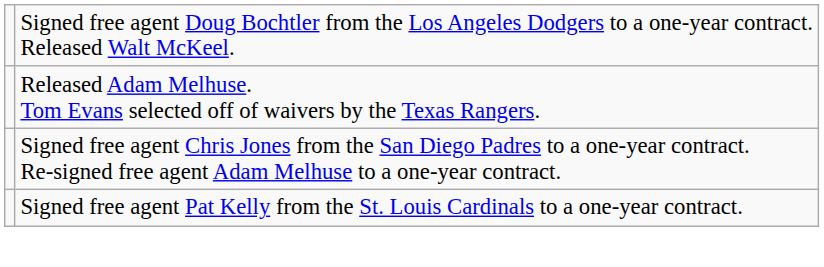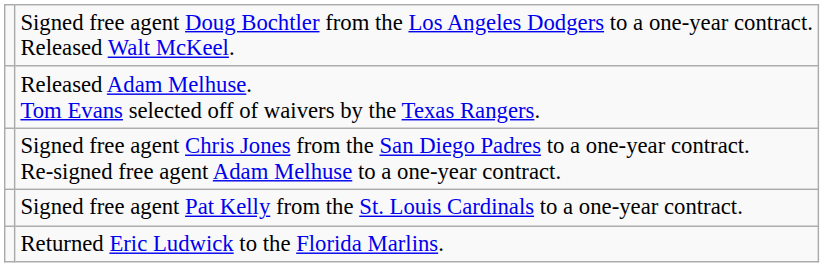+ row: (232, 243)
